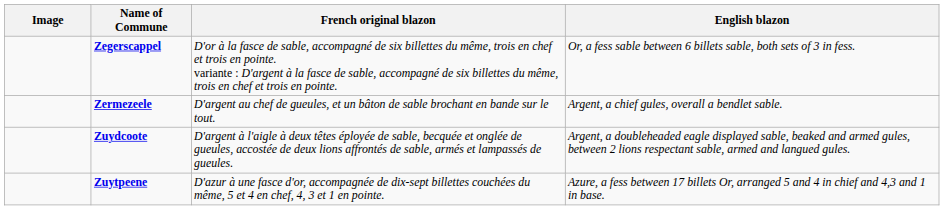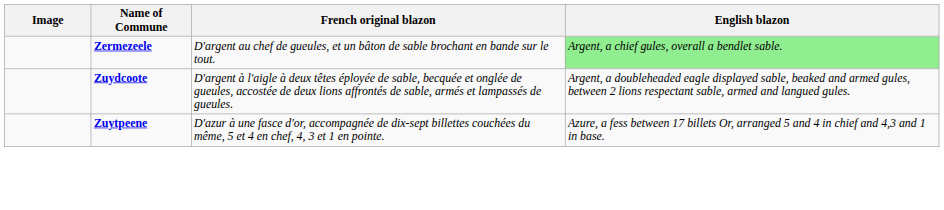- row: (127, 45)
(675, 104) no background -> (675, 45) lightgreen background
